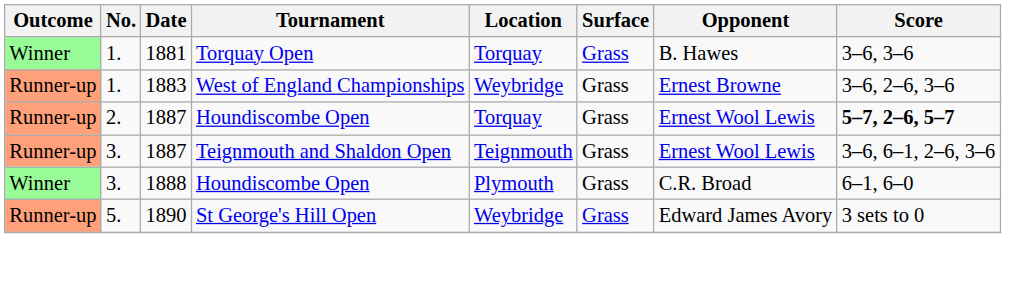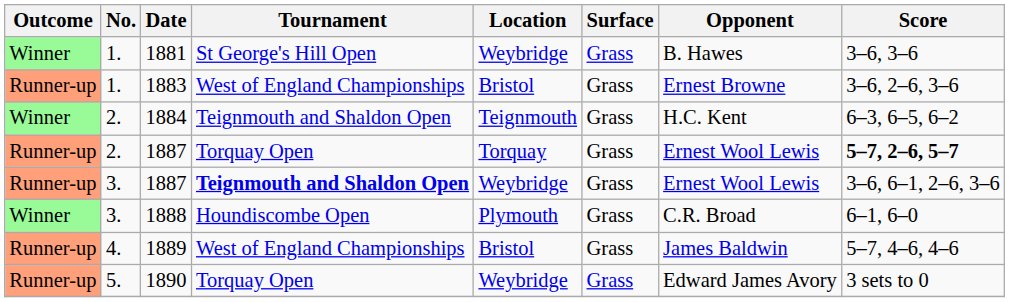(255, 53) Torquay Open -> (286, 53) St George's Hill Open
(508, 53) Torquay -> (523, 53) Weybridge
(519, 85) Weybridge -> (506, 85) Bristol
+ row: (114, 118)
(283, 118) Houndiscombe Open -> (255, 150) Torquay Open
(324, 150) normal -> (332, 183) bold
(523, 150) Teignmouth -> (523, 183) Weybridge
+ row: (114, 248)
(286, 215) St George's Hill Open -> (255, 280) Torquay Open
